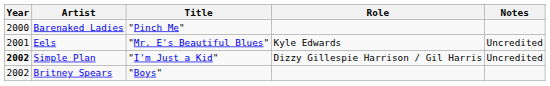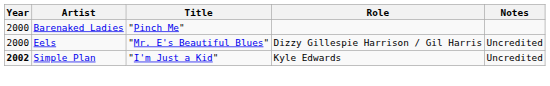(18, 42) 2001 -> (18, 42) 2000
(307, 42) Kyle Edwards -> (378, 42) Dizzy Gillespie Harrison / Gil Harris
(378, 58) Dizzy Gillespie Harrison / Gil Harris -> (307, 58) Kyle Edwards
- row: (73, 73)
